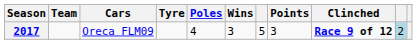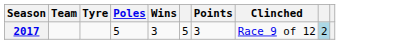- column: (118, 13)
(193, 31) 4 -> (117, 31) 5
(353, 31) bold -> (277, 31) normal
